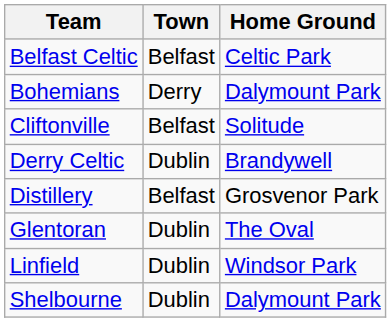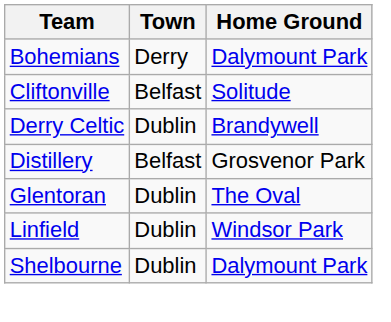- row: (74, 56)
